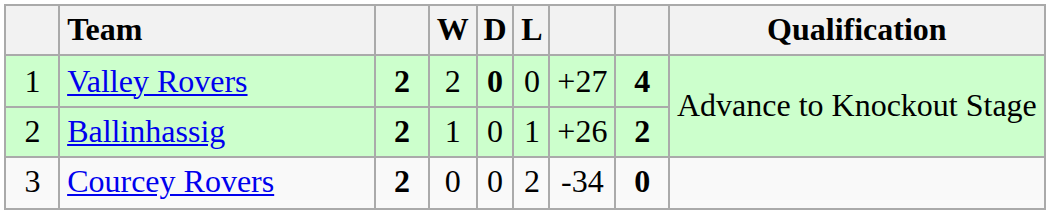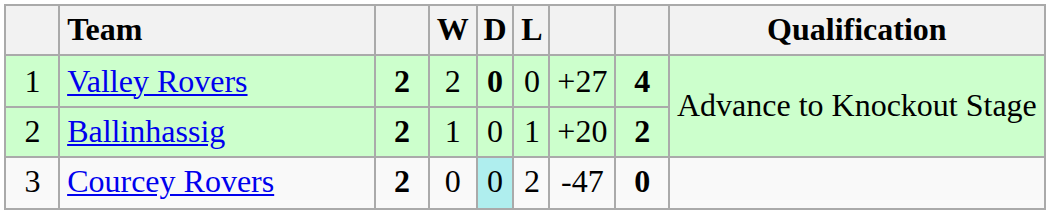(582, 131) +26 -> (582, 131) +20
(495, 182) no background -> (495, 182) paleturquoise background
(582, 182) -34 -> (582, 182) -47
